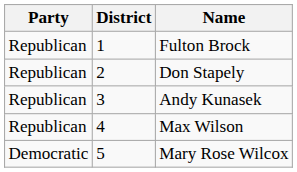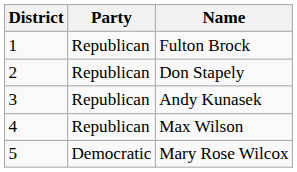columns swapped: (48, 18) <-> (124, 18)
